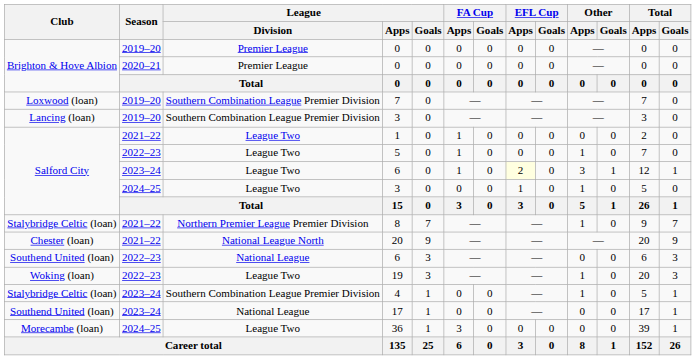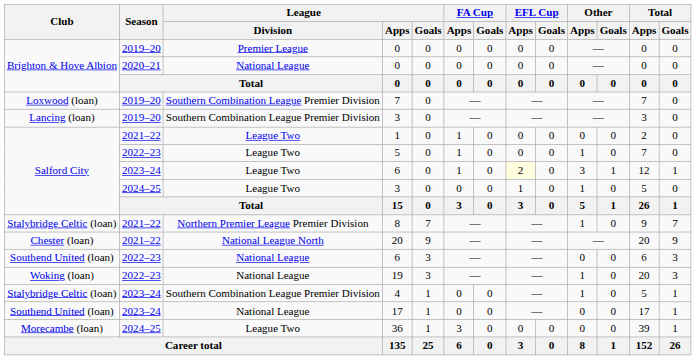(273, 65) Premier League -> (273, 65) National League
(273, 275) League Two -> (273, 275) National League
